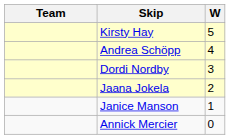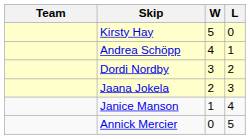+ column: (235, 13)
